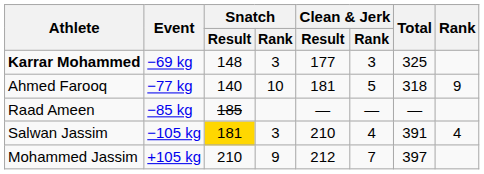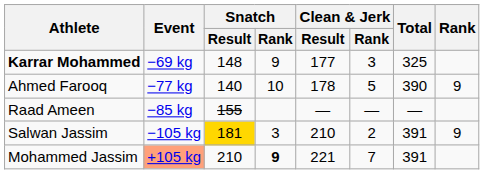(275, 63) 3 -> (275, 63) 9
(323, 86) 181 -> (323, 86) 178
(415, 86) 318 -> (415, 86) 390
(230, 110) 185 -> (230, 110) 155
(372, 134) 4 -> (372, 134) 2
(457, 134) 4 -> (457, 134) 9
(174, 157) no background -> (174, 157) lightsalmon background
(275, 157) normal -> (275, 157) bold
(323, 157) 212 -> (323, 157) 221
(415, 157) 397 -> (415, 157) 391
